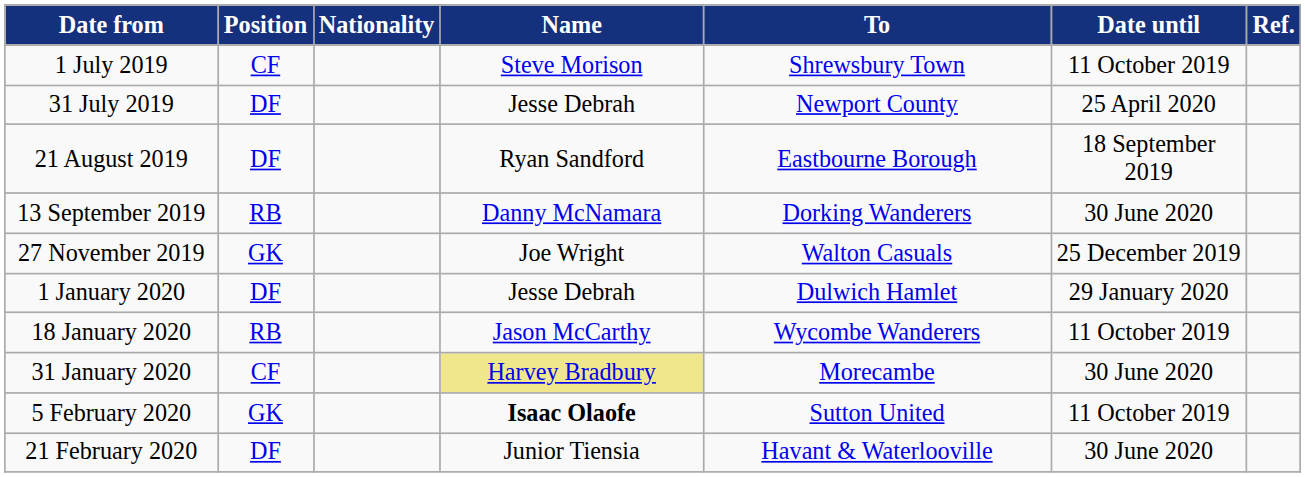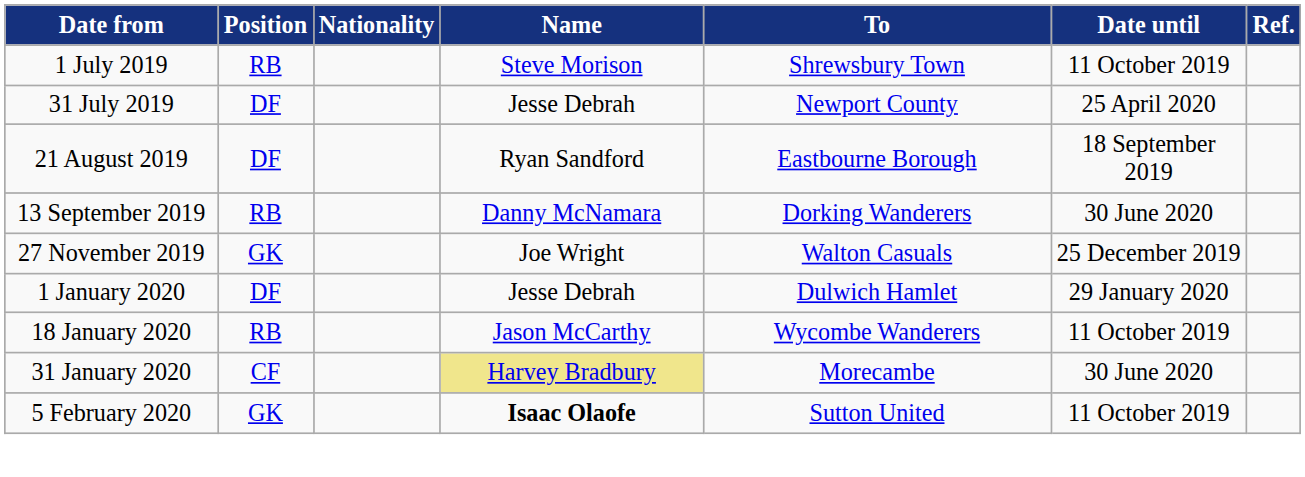(265, 64) CF -> (265, 64) RB
- row: (111, 452)
